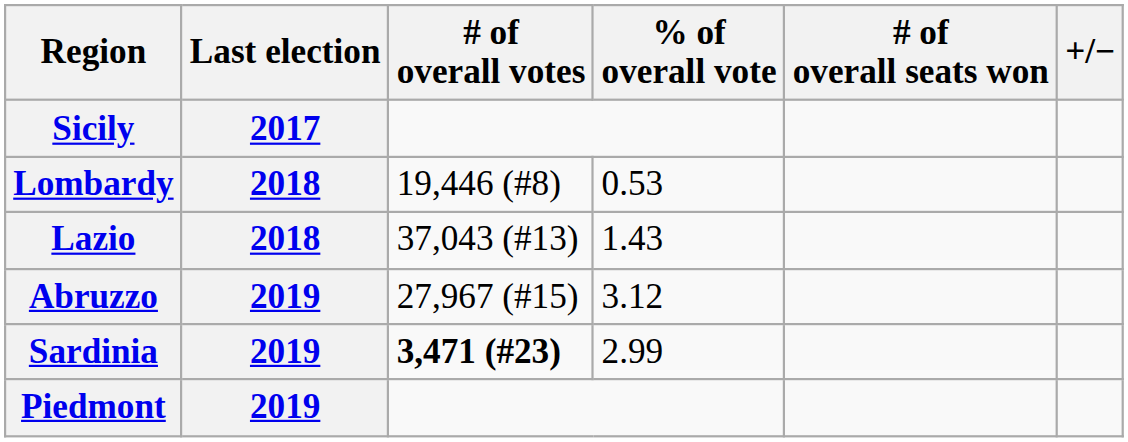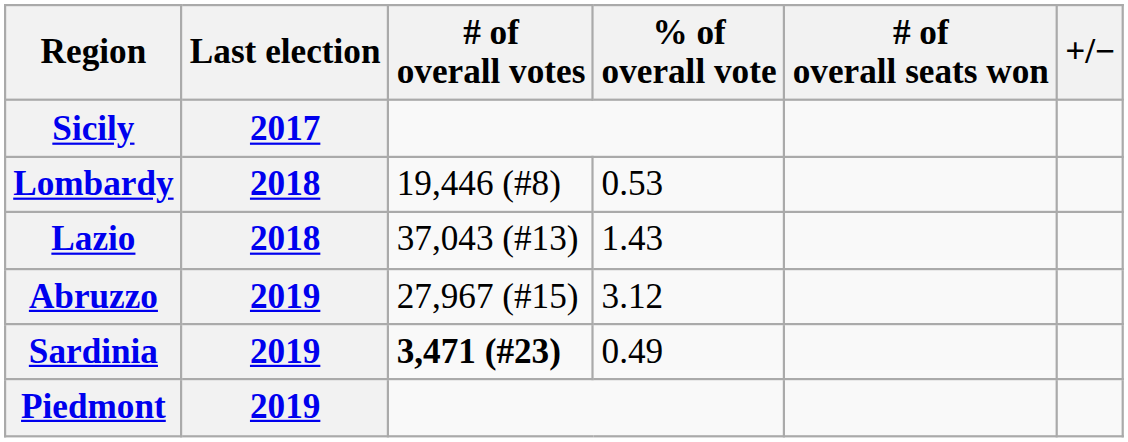(632, 351) 2.99 -> (632, 351) 0.49
